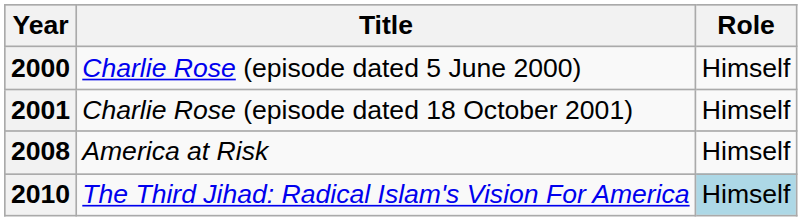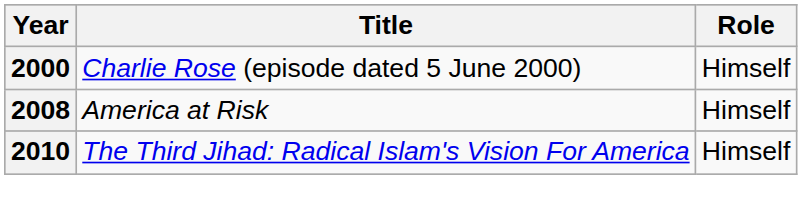- row: (40, 109)
(746, 194) lightblue background -> (746, 151) no background
